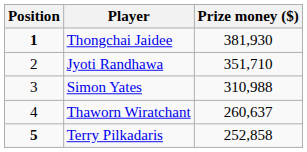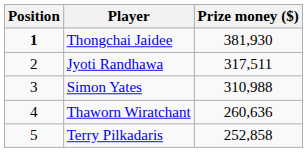(248, 64) 351,710 -> (248, 64) 317,511
(248, 111) 260,637 -> (248, 111) 260,636
(34, 135) bold -> (34, 135) normal
